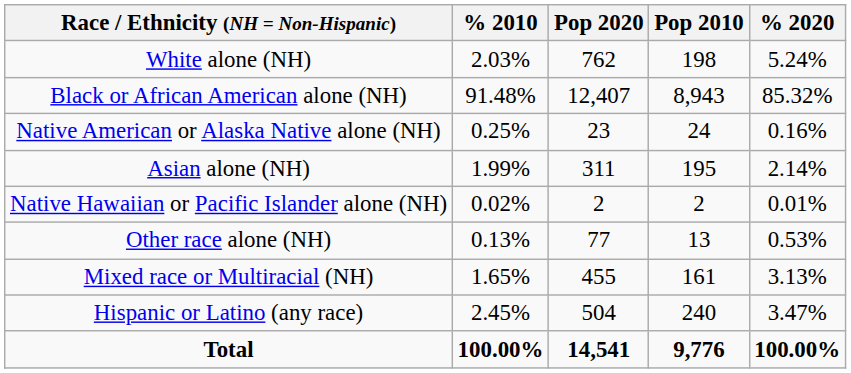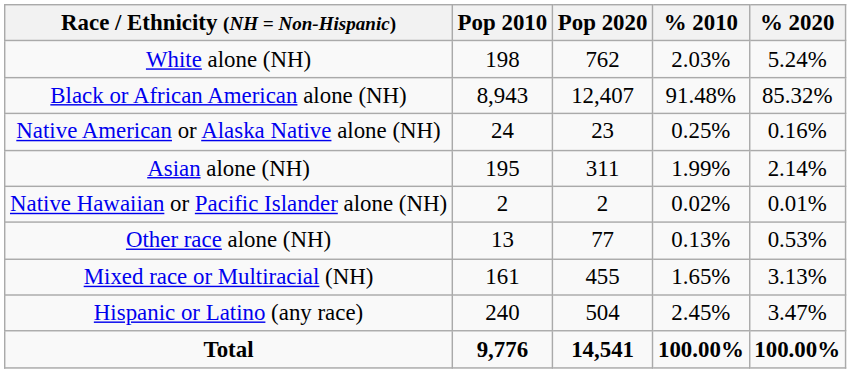columns swapped: (699, 22) <-> (501, 22)
